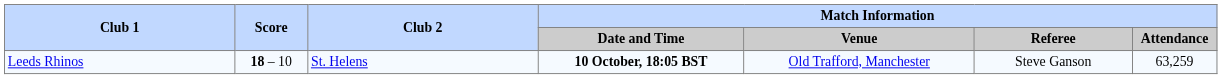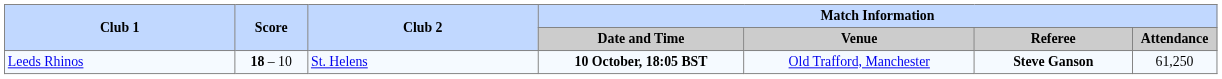(1053, 62) normal -> (1053, 62) bold
(1175, 62) 63,259 -> (1175, 62) 61,250
